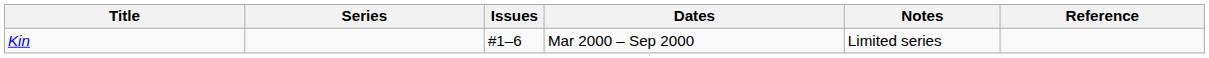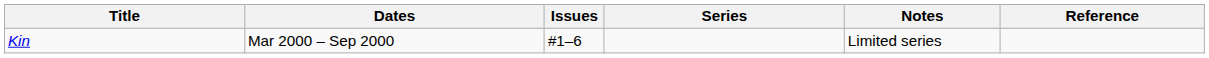columns swapped: (364, 16) <-> (694, 16)
